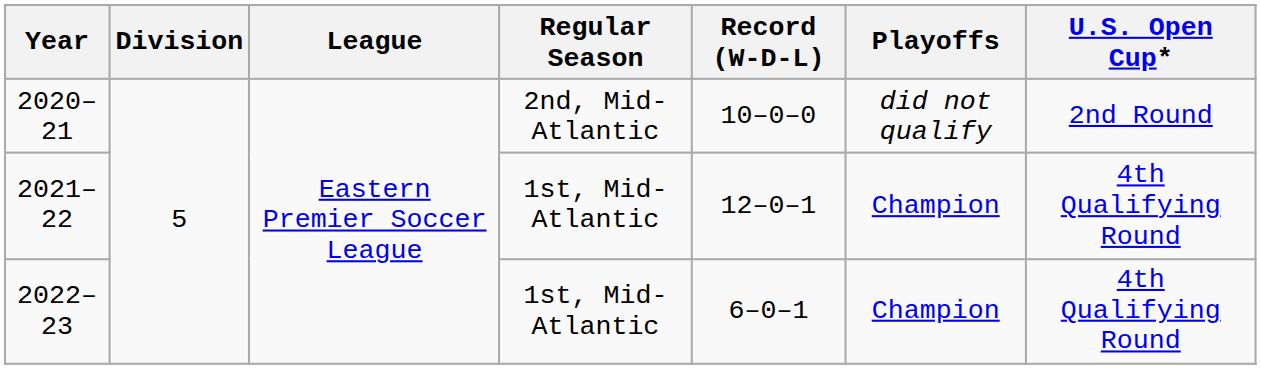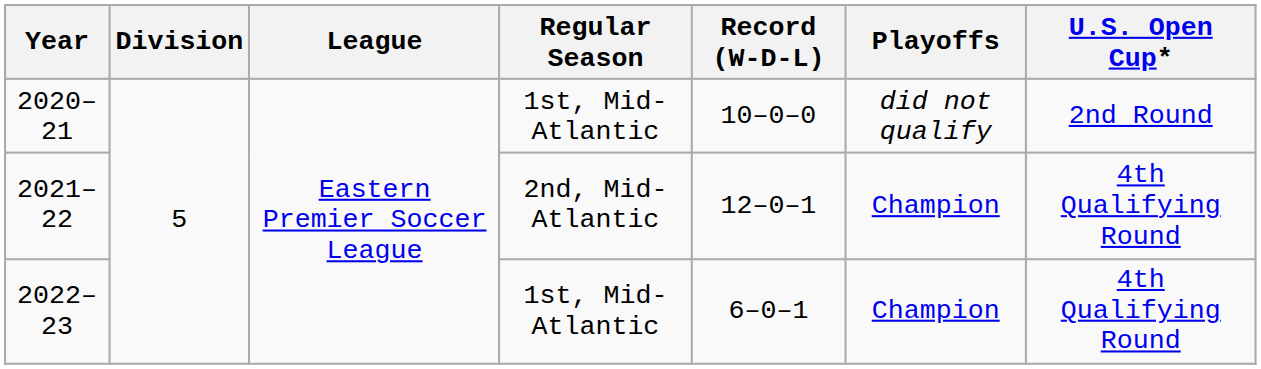(595, 116) 2nd, Mid-Atlantic -> (595, 116) 1st, Mid-Atlantic
(595, 206) 1st, Mid-Atlantic -> (595, 206) 2nd, Mid-Atlantic
